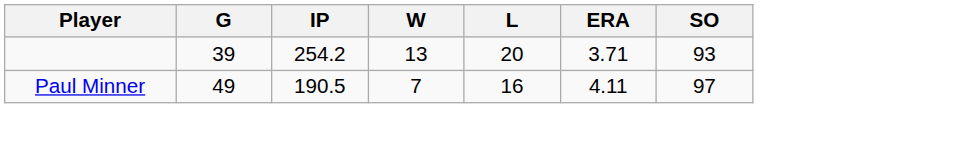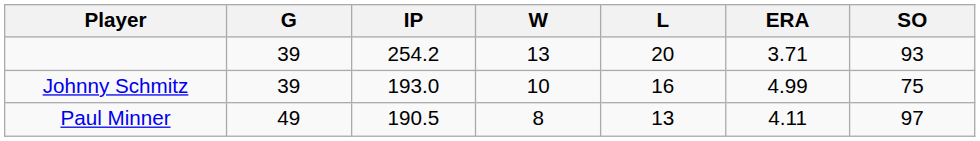+ row: (116, 86)
(416, 86) 7 -> (538, 119) 8
(512, 86) 16 -> (663, 119) 13
